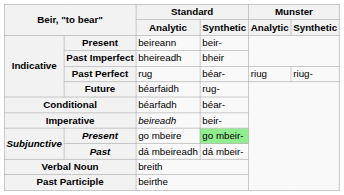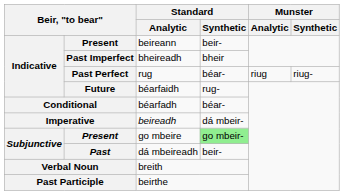(212, 120) beir- -> (223, 120) dá mbeir-
(223, 151) dá mbeir- -> (212, 151) beir-
